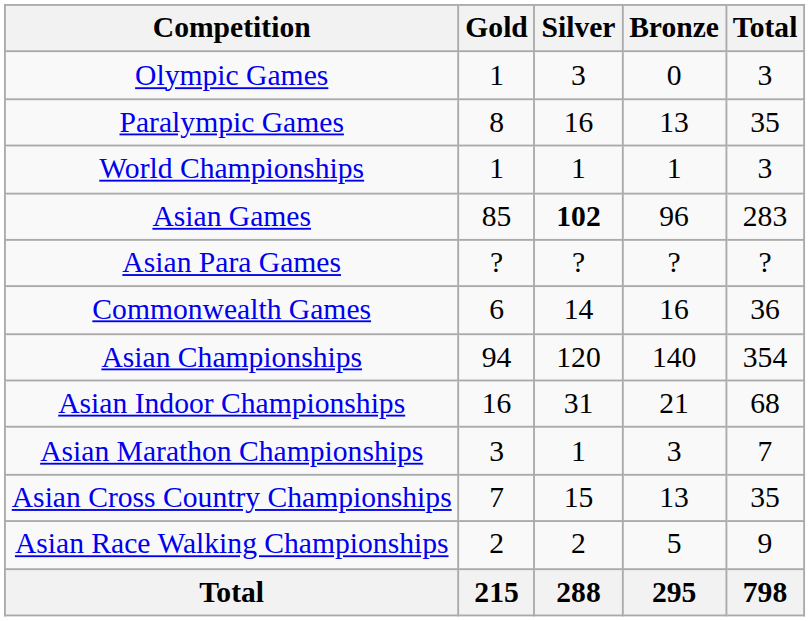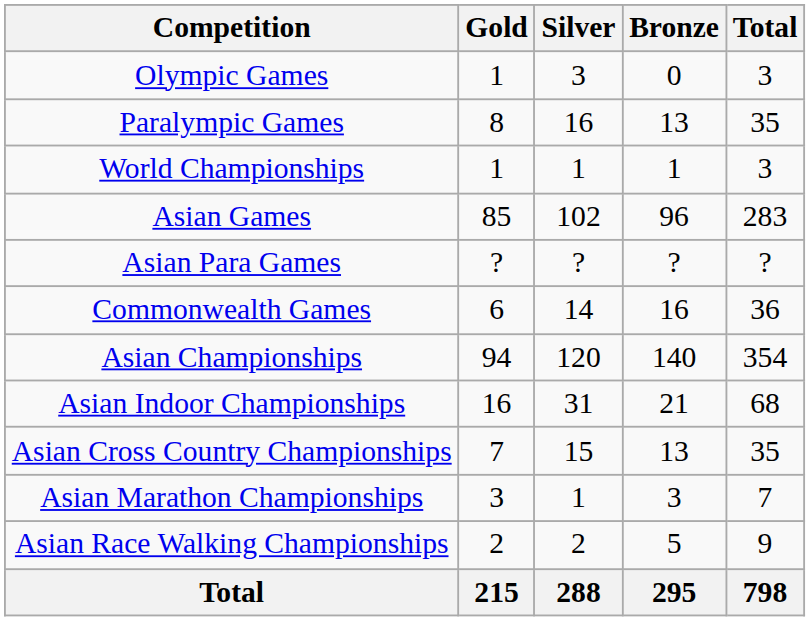(578, 215) bold -> (578, 215) normal
rows swapped: (232, 450) <-> (232, 497)
